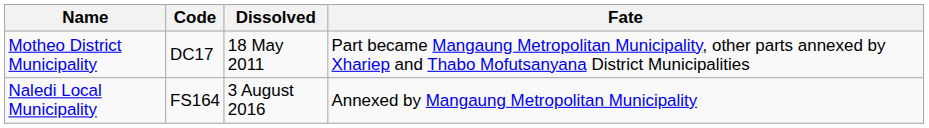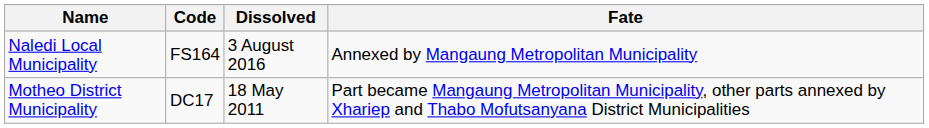rows swapped: (65, 54) <-> (55, 100)
